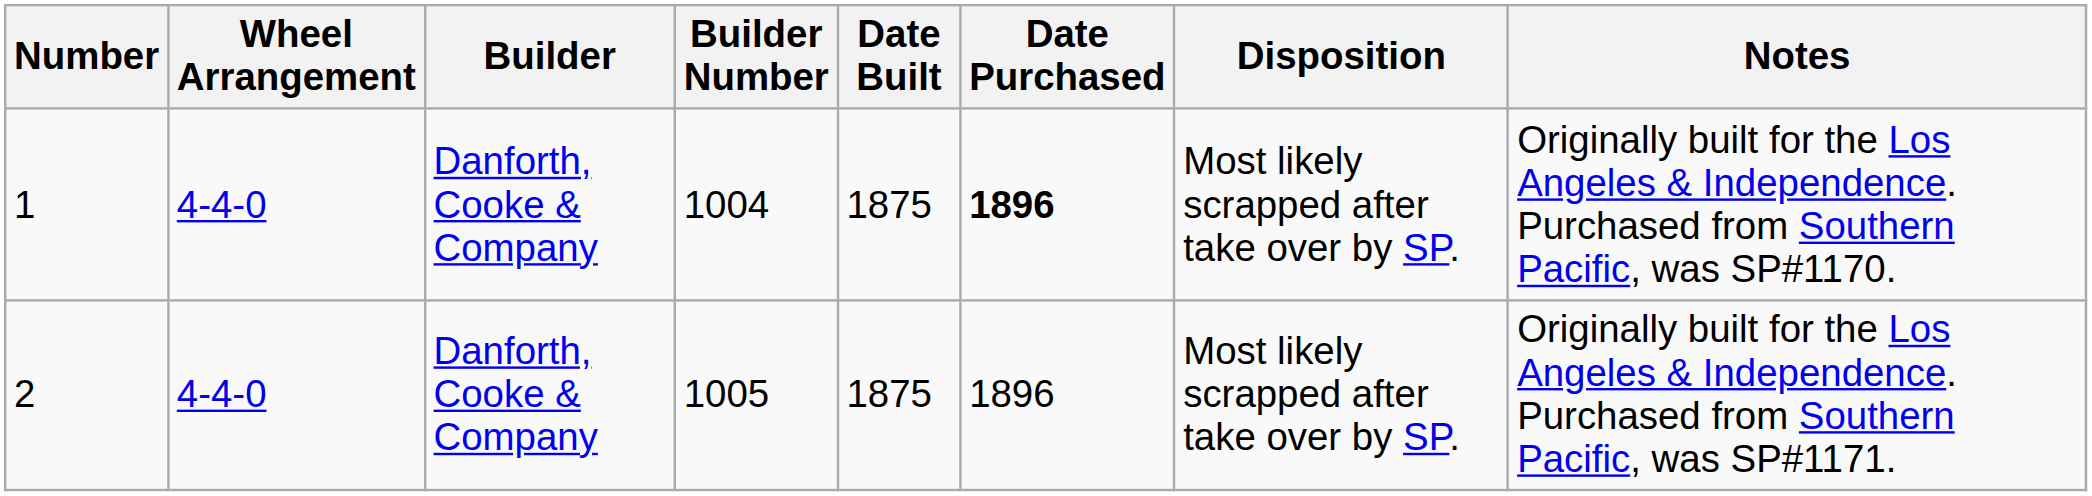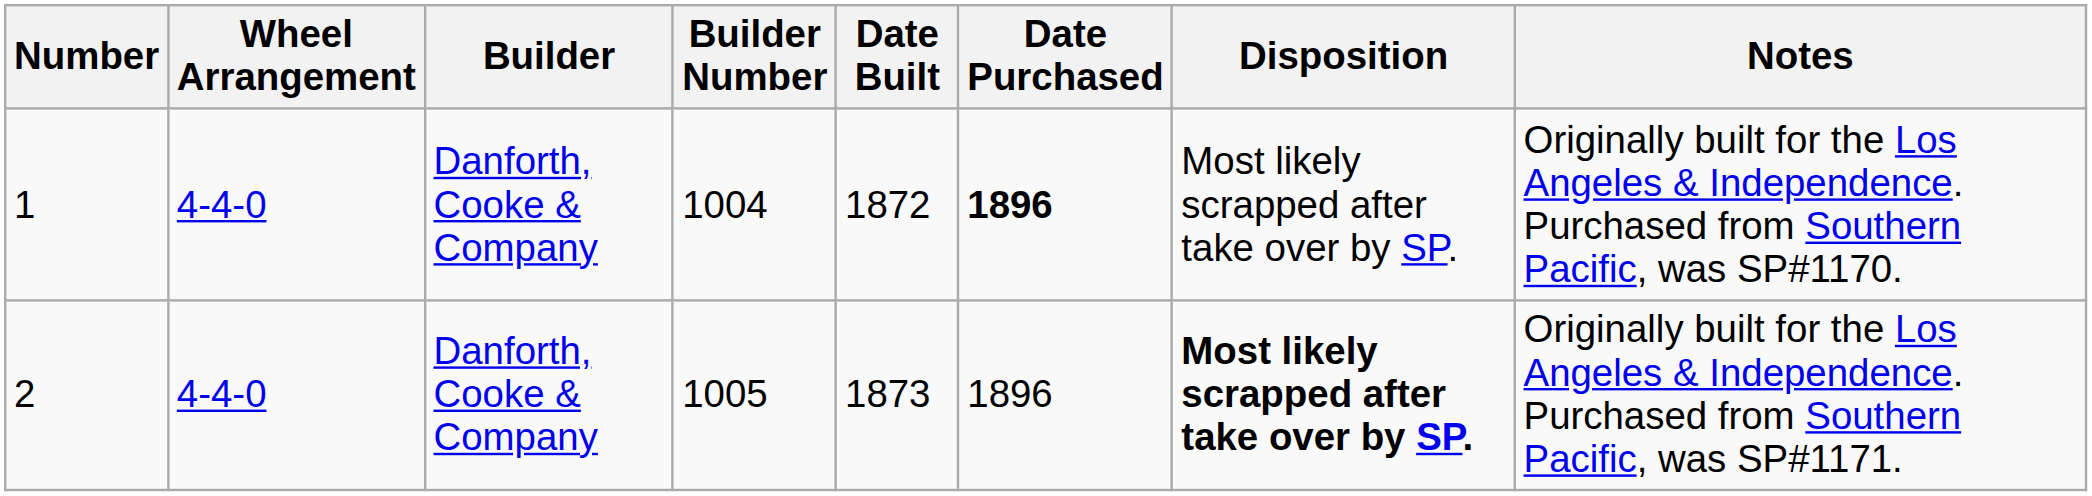(889, 203) 1875 -> (888, 203) 1872
(889, 394) 1875 -> (888, 394) 1873
(1322, 394) normal -> (1327, 394) bold
